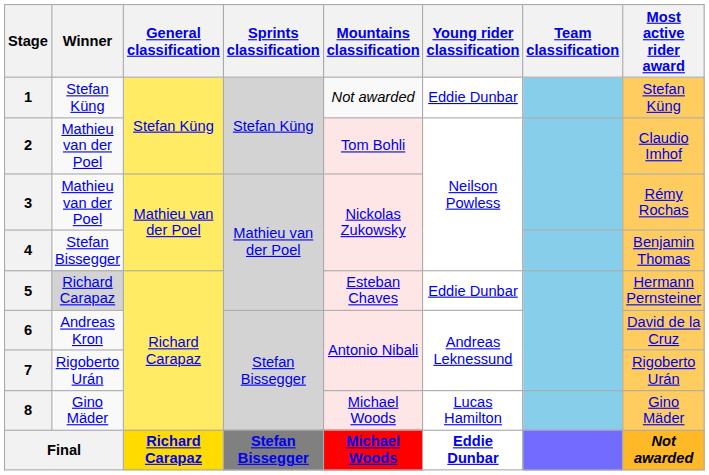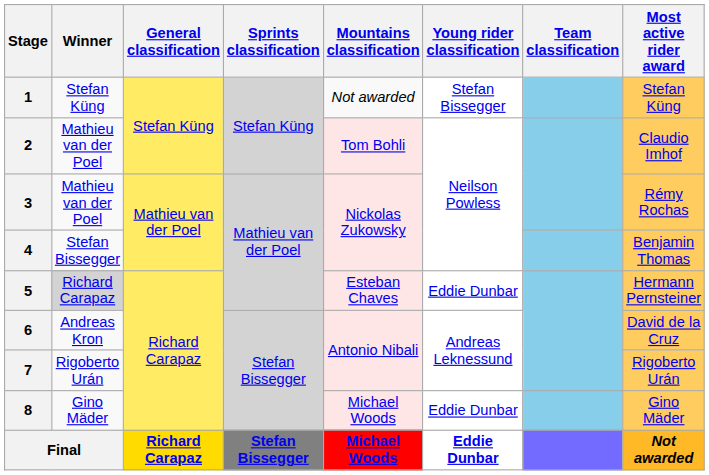(473, 98) Eddie Dunbar -> (473, 98) Stefan Bissegger
(473, 410) Lucas Hamilton -> (473, 410) Eddie Dunbar
